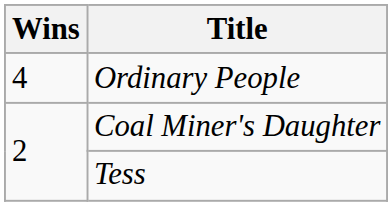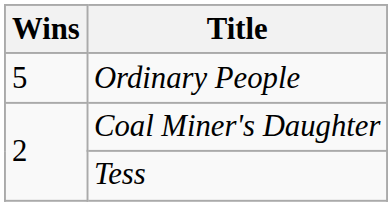(20, 77) 4 -> (20, 77) 5
